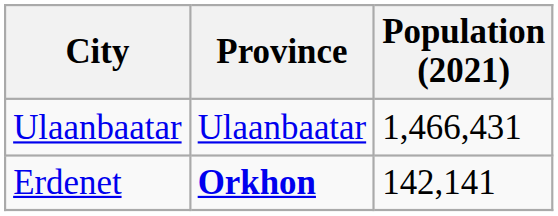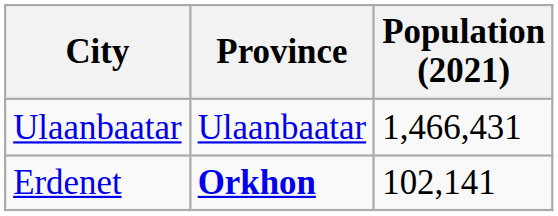(439, 182) 142,141 -> (439, 182) 102,141
